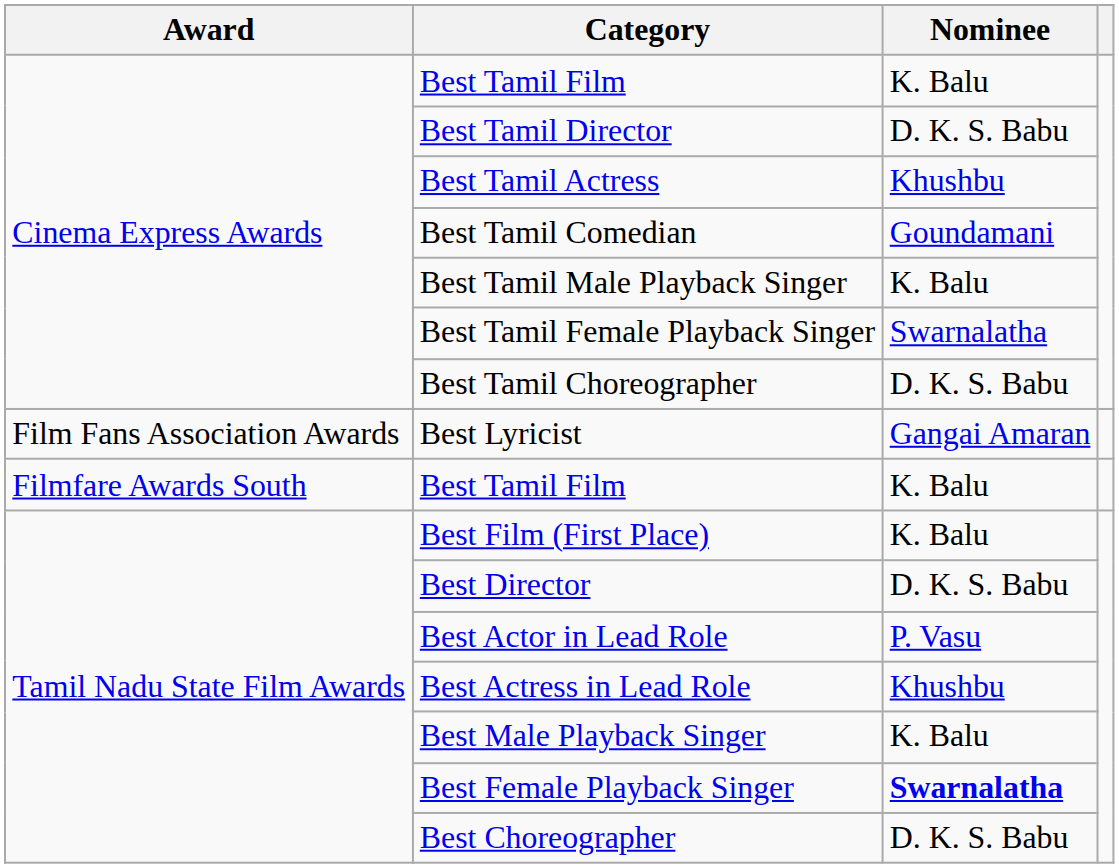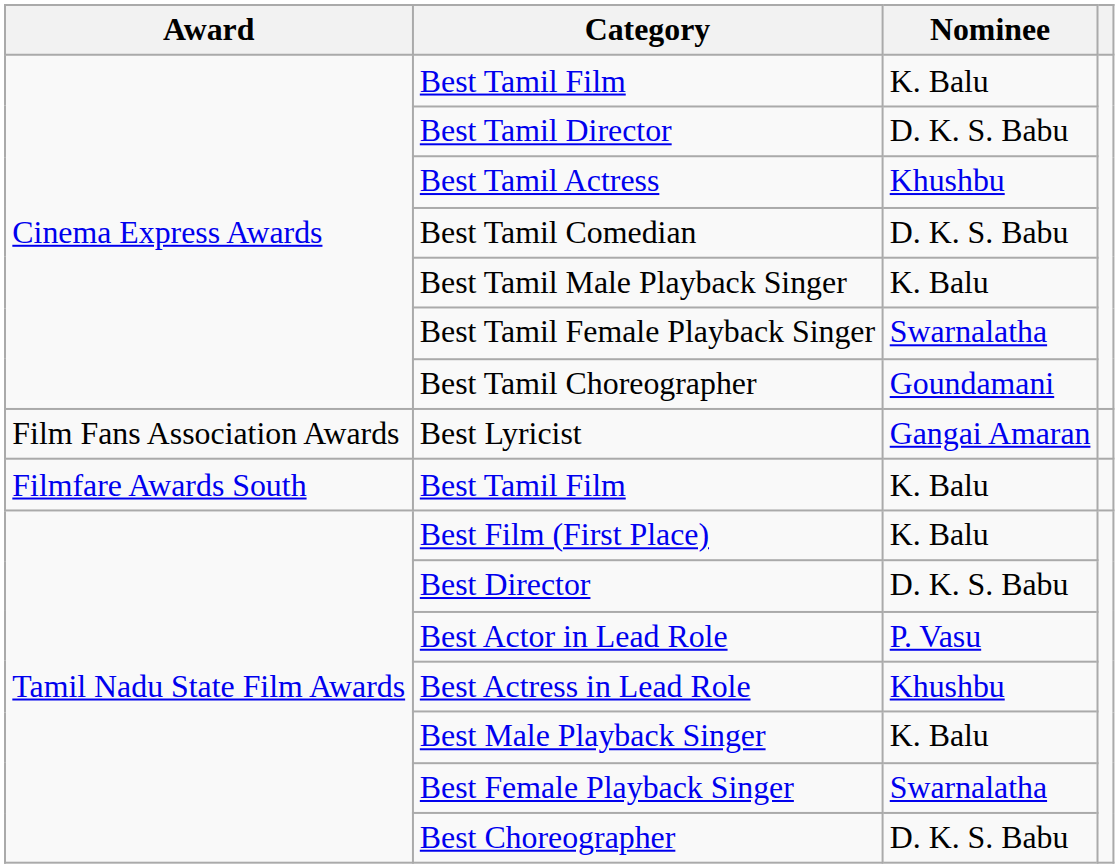(972, 231) Goundamani -> (979, 231) D. K. S. Babu
(979, 383) D. K. S. Babu -> (972, 383) Goundamani
(976, 787) bold -> (968, 787) normal
